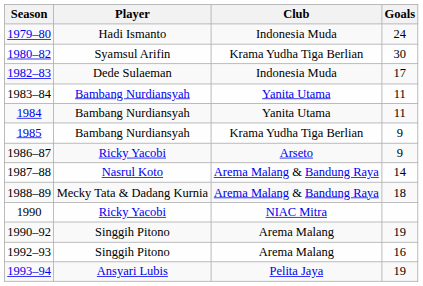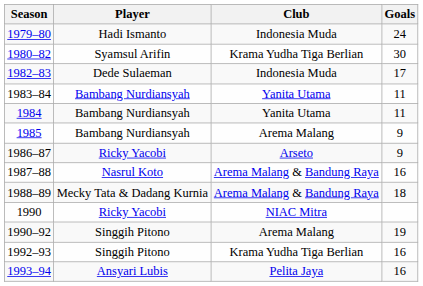(296, 133) Krama Yudha Tiga Berlian -> (296, 133) Arema Malang
(400, 172) 14 -> (400, 172) 16
(296, 251) Arema Malang -> (296, 251) Krama Yudha Tiga Berlian
(400, 271) 19 -> (400, 271) 16
